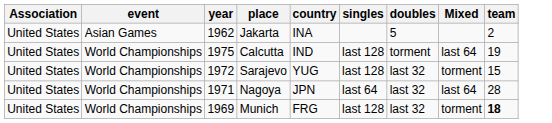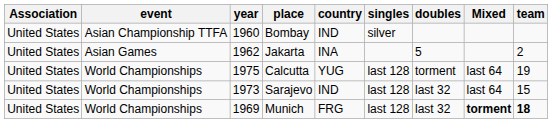+ row: (287, 33)
(303, 52) IND -> (331, 71) YUG
(221, 71) 1972 -> (246, 90) 1973
(306, 71) YUG -> (328, 90) IND
(462, 71) torment -> (484, 90) last 64
- row: (260, 90)
(462, 109) normal -> (489, 109) bold
